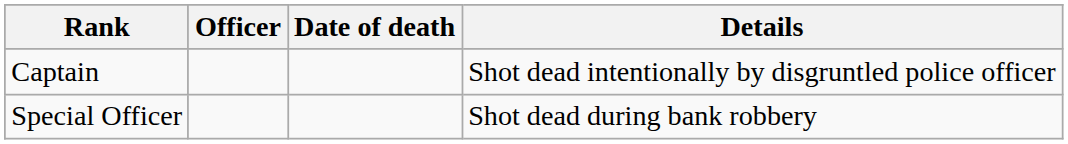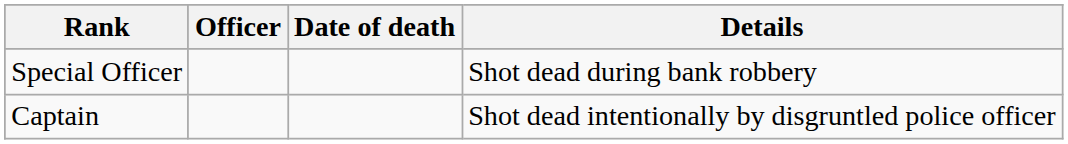rows swapped: (97, 116) <-> (55, 71)
